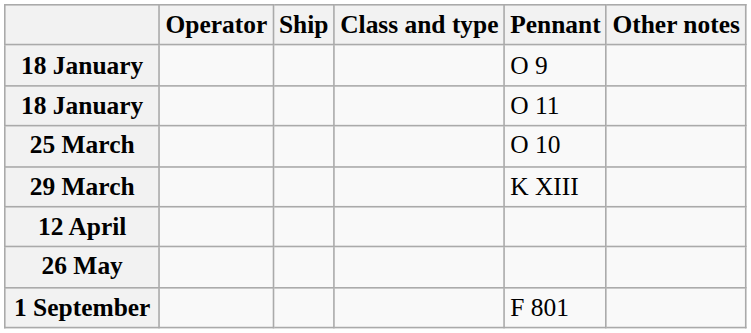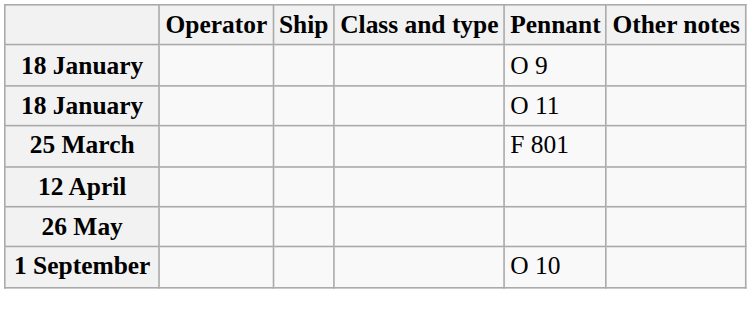(535, 145) O 10 -> (540, 145) F 801
- row: (82, 186)
(540, 307) F 801 -> (535, 266) O 10
